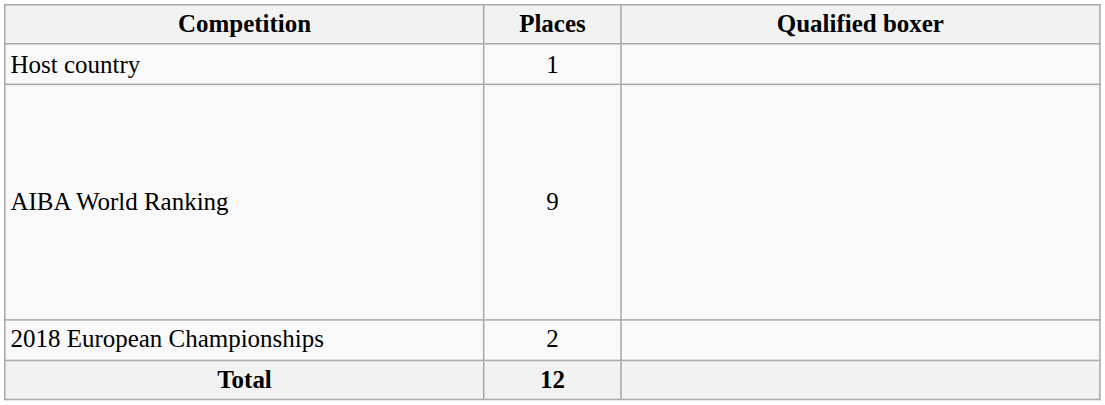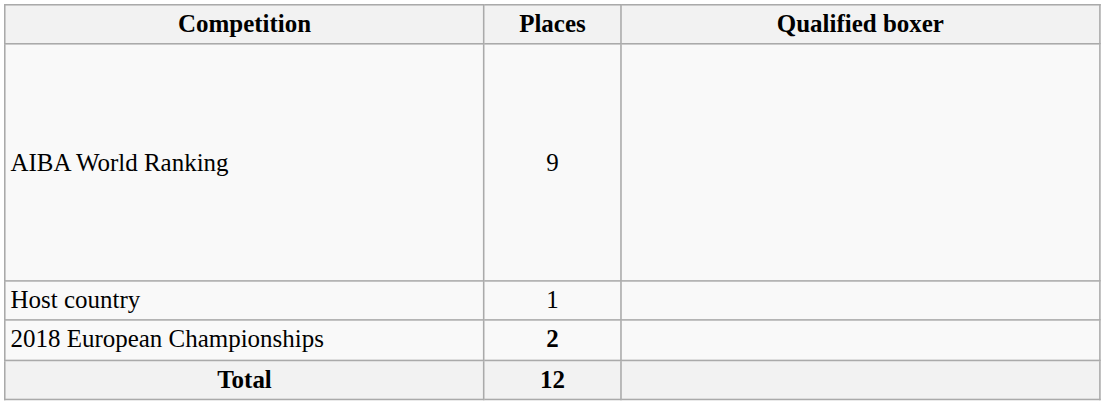rows swapped: (75, 63) <-> (120, 201)
(552, 339) normal -> (552, 339) bold
